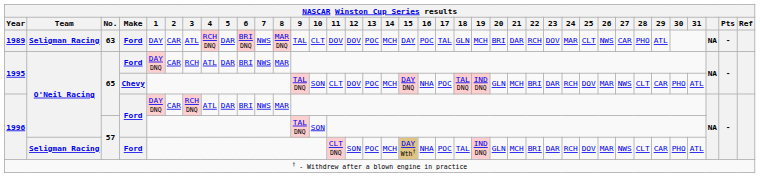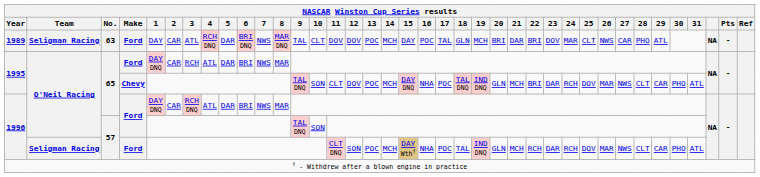(535, 40) RCH -> (535, 40) BRI
(535, 148) BRI -> (535, 148) RCH
